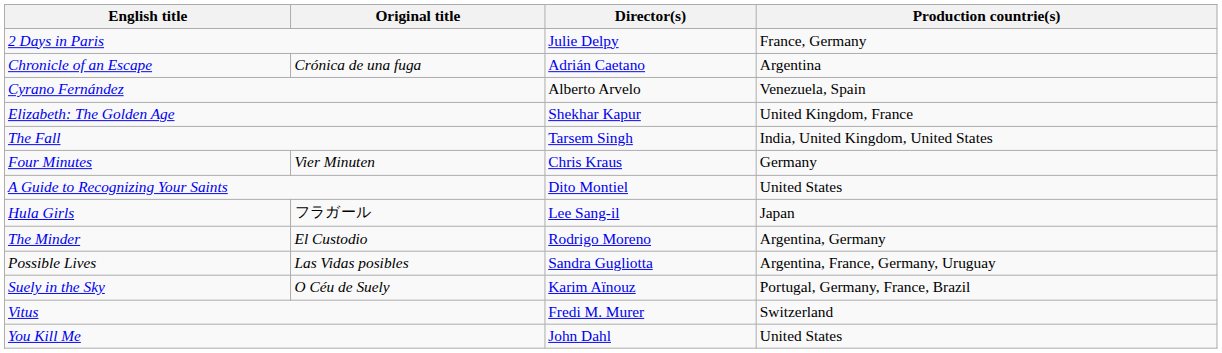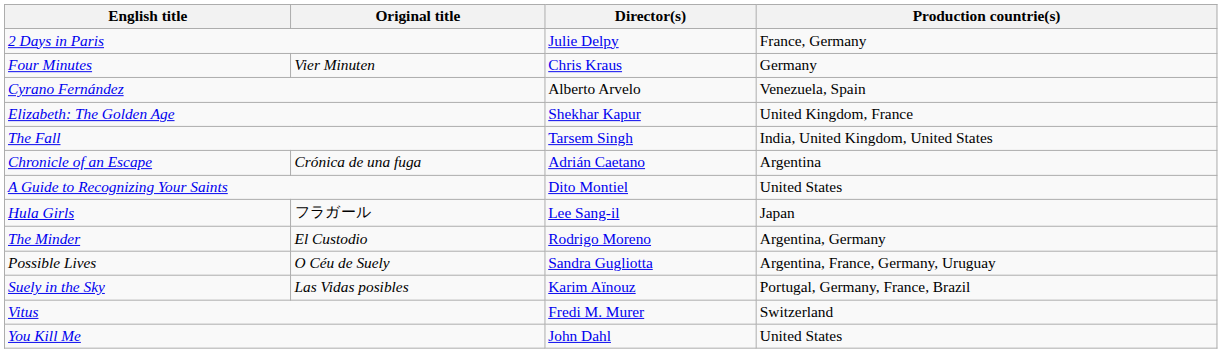rows swapped: (80, 65) <-> (50, 162)
(352, 263) Las Vidas posibles -> (342, 263) O Céu de Suely
(342, 287) O Céu de Suely -> (352, 287) Las Vidas posibles
